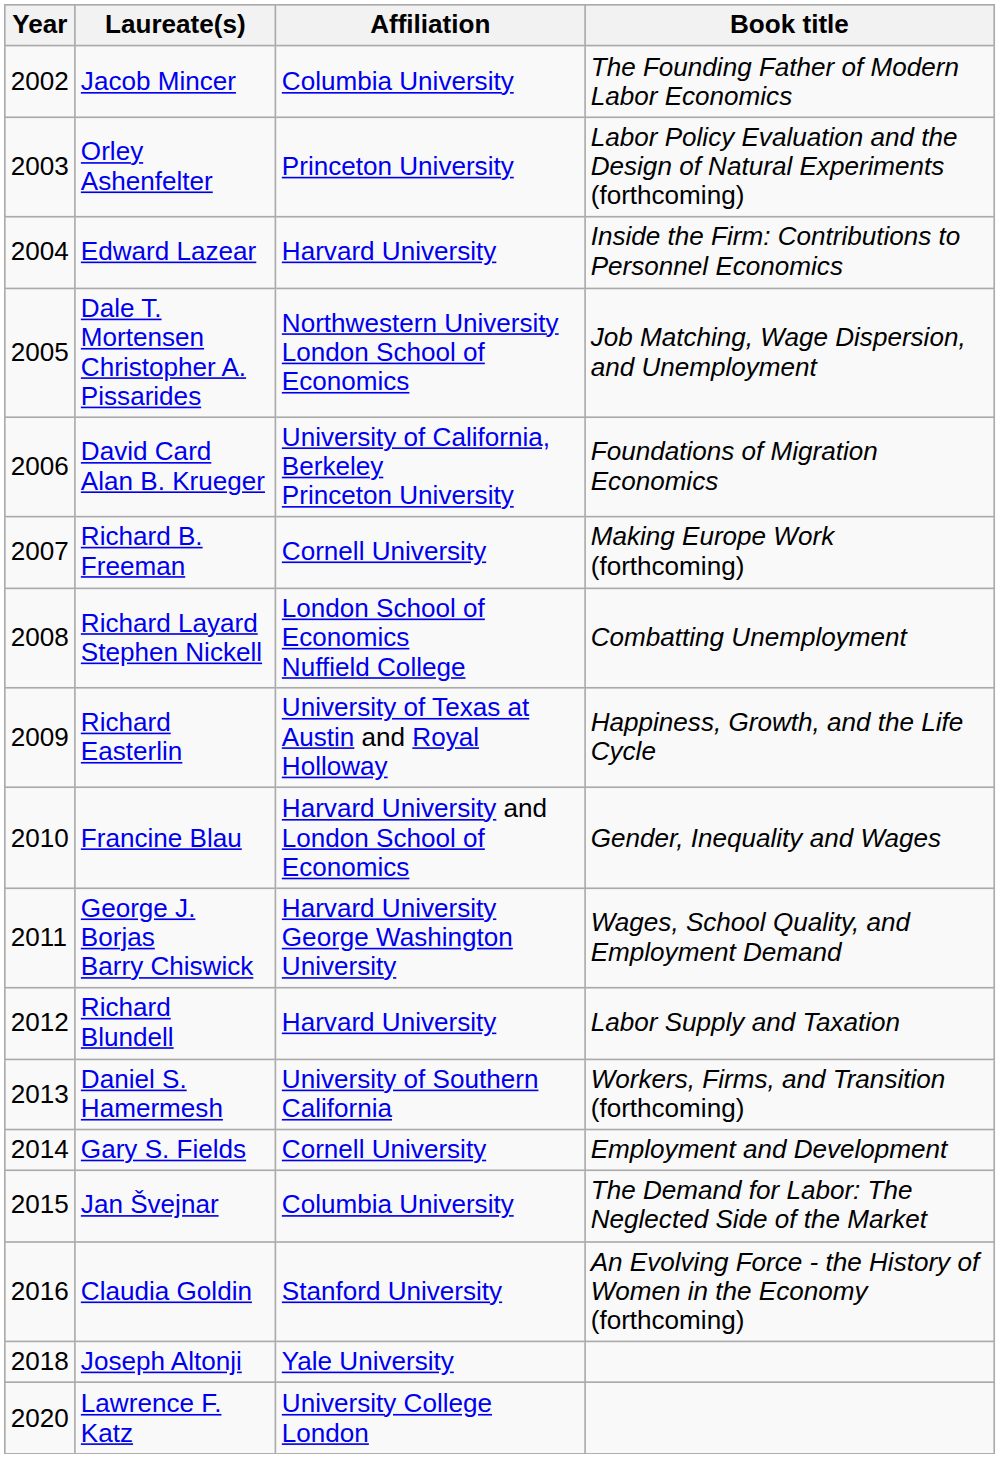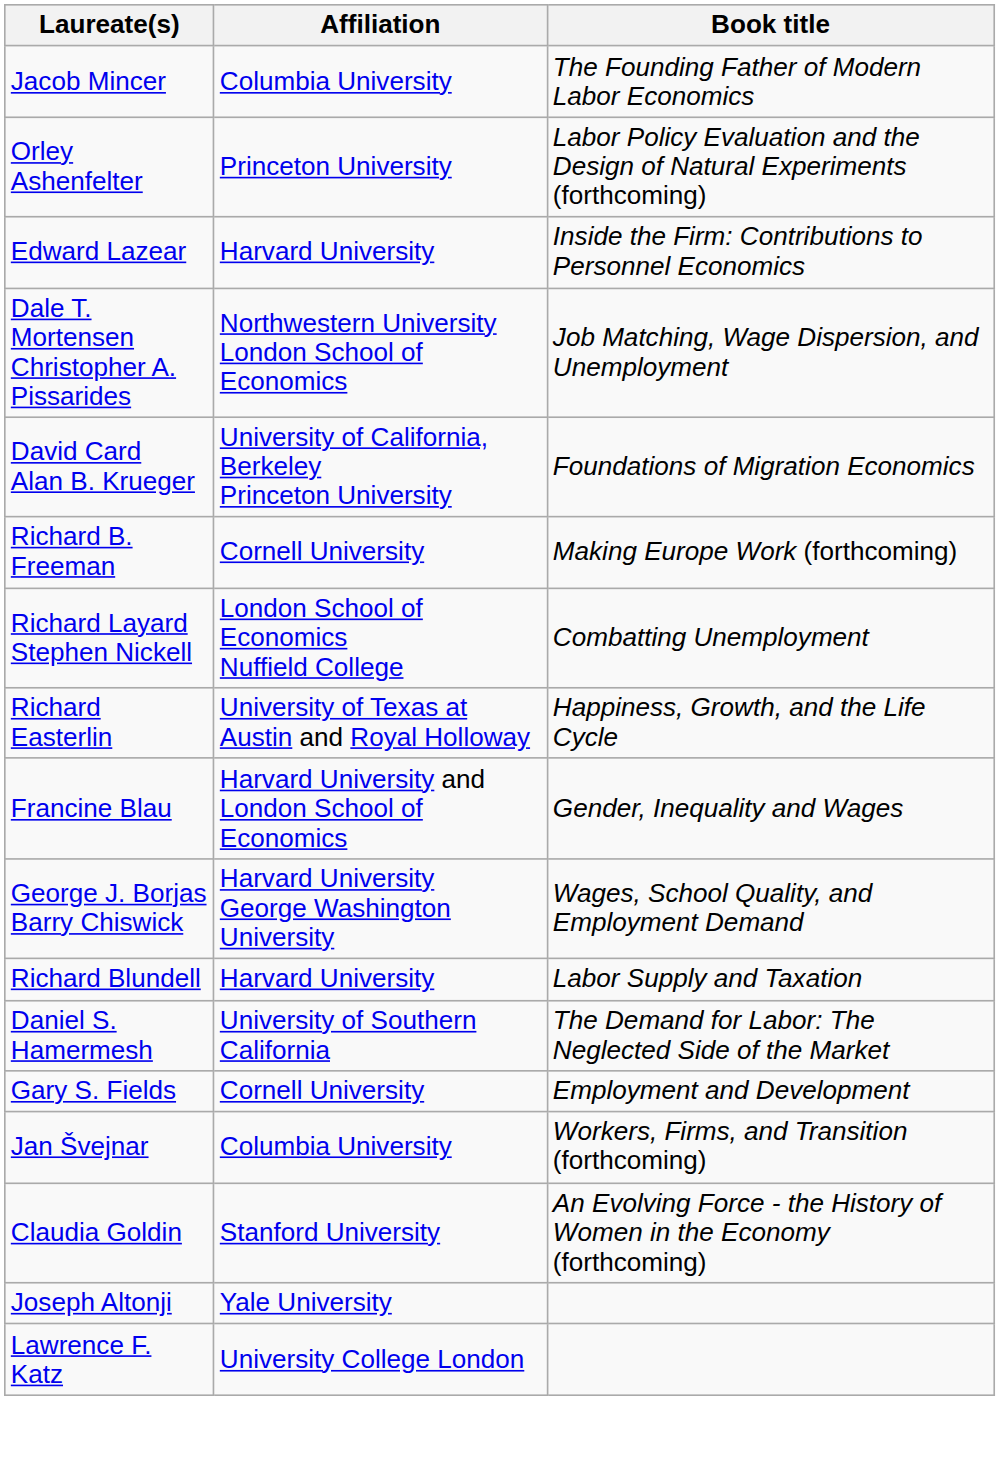- column: (40, 25)
(768, 1093) Workers, Firms, and Transition (forthcoming) -> (721, 1034) The Demand for Labor: The Neglected Side of the Market
(759, 1205) The Demand for Labor: The Neglected Side of the Market -> (730, 1147) Workers, Firms, and Transition (forthcoming)
